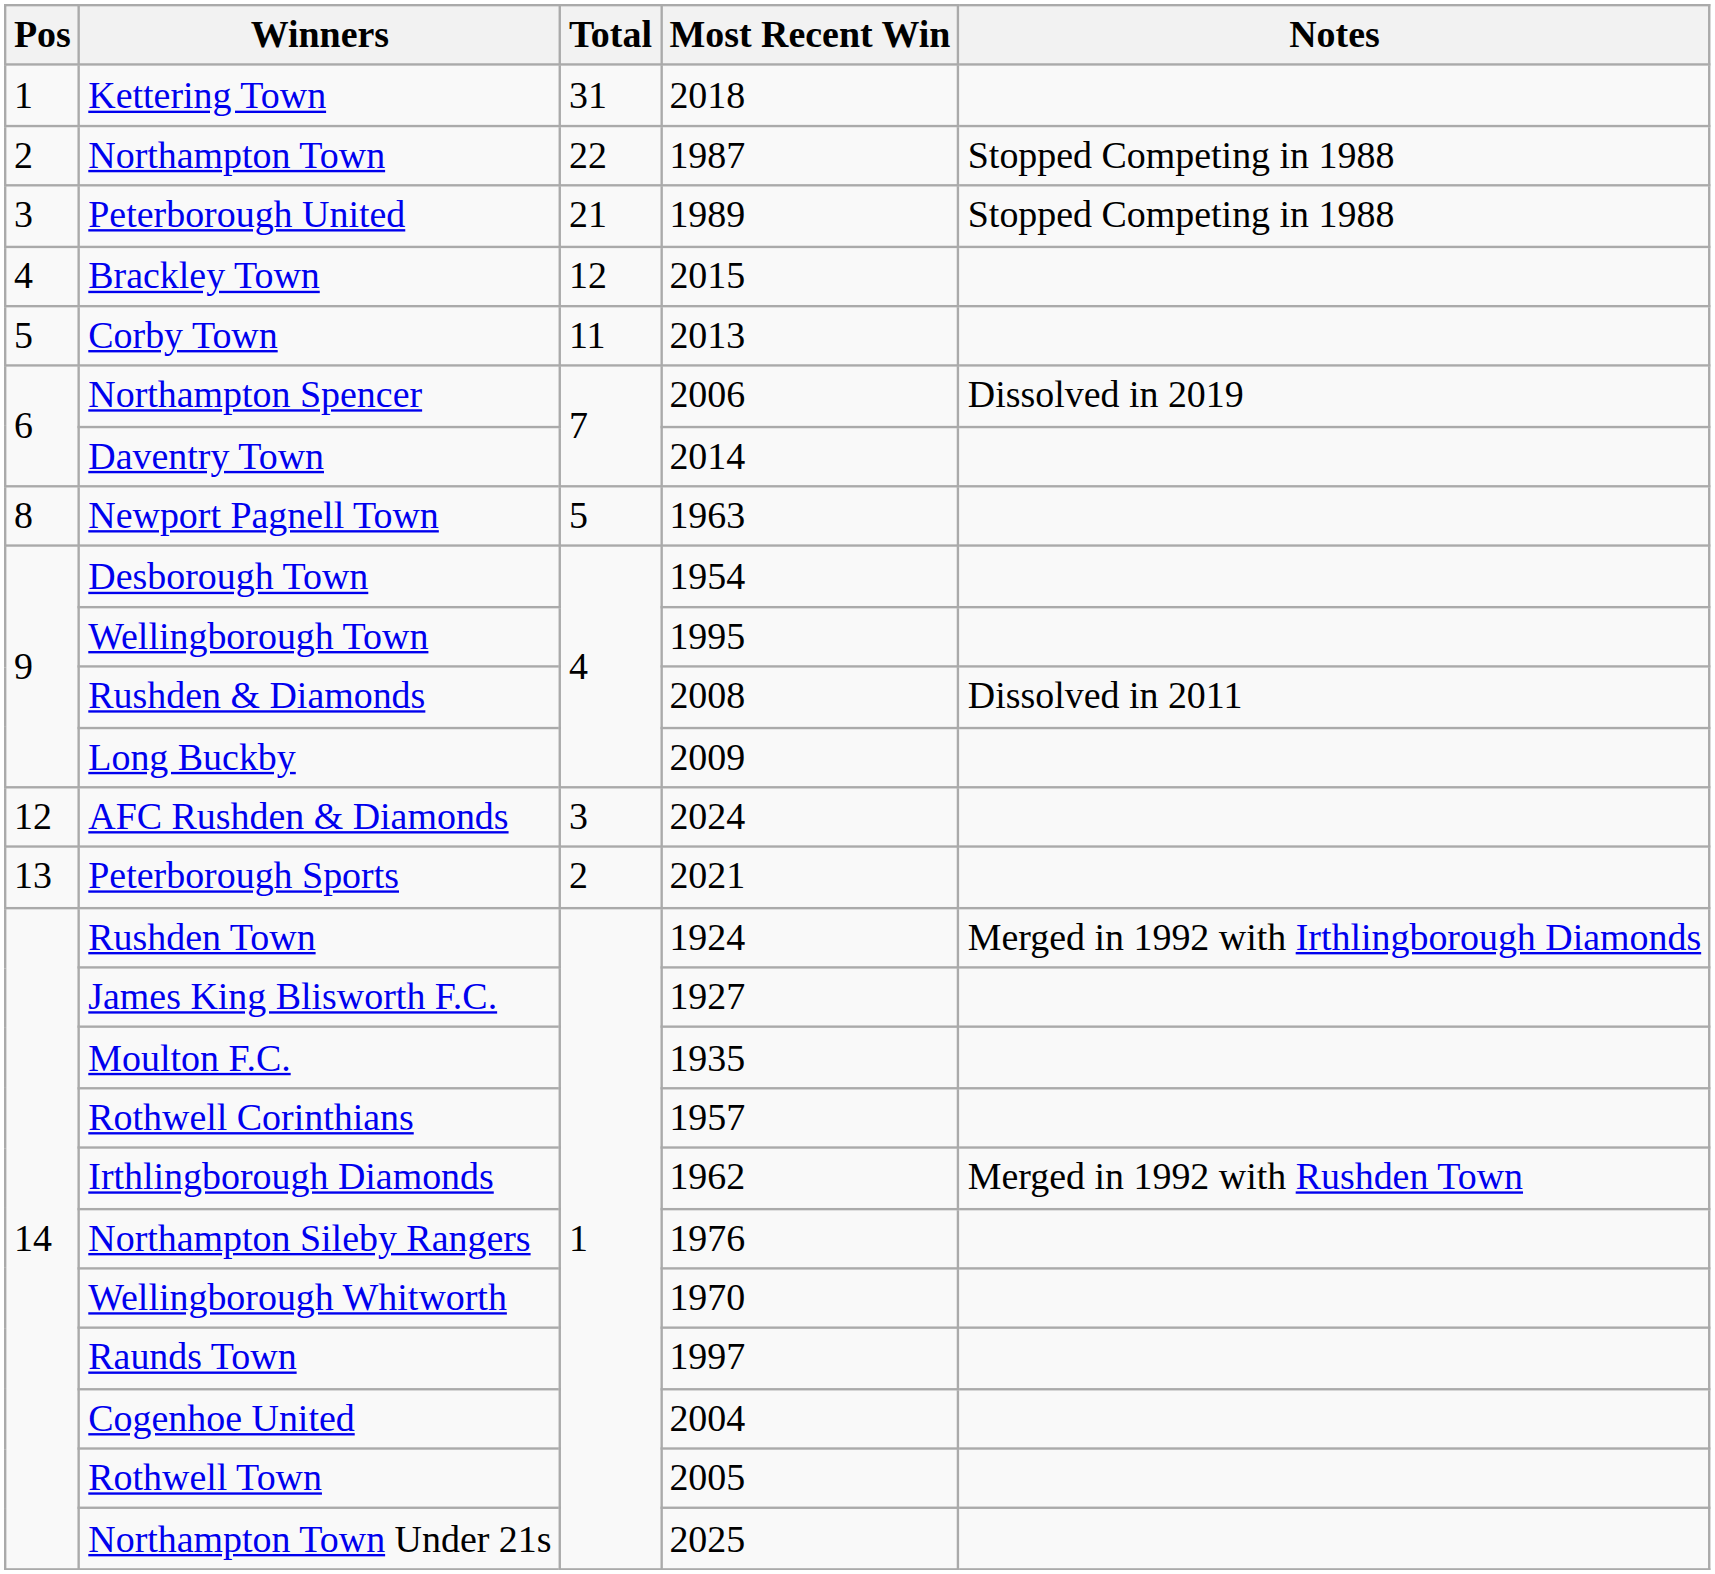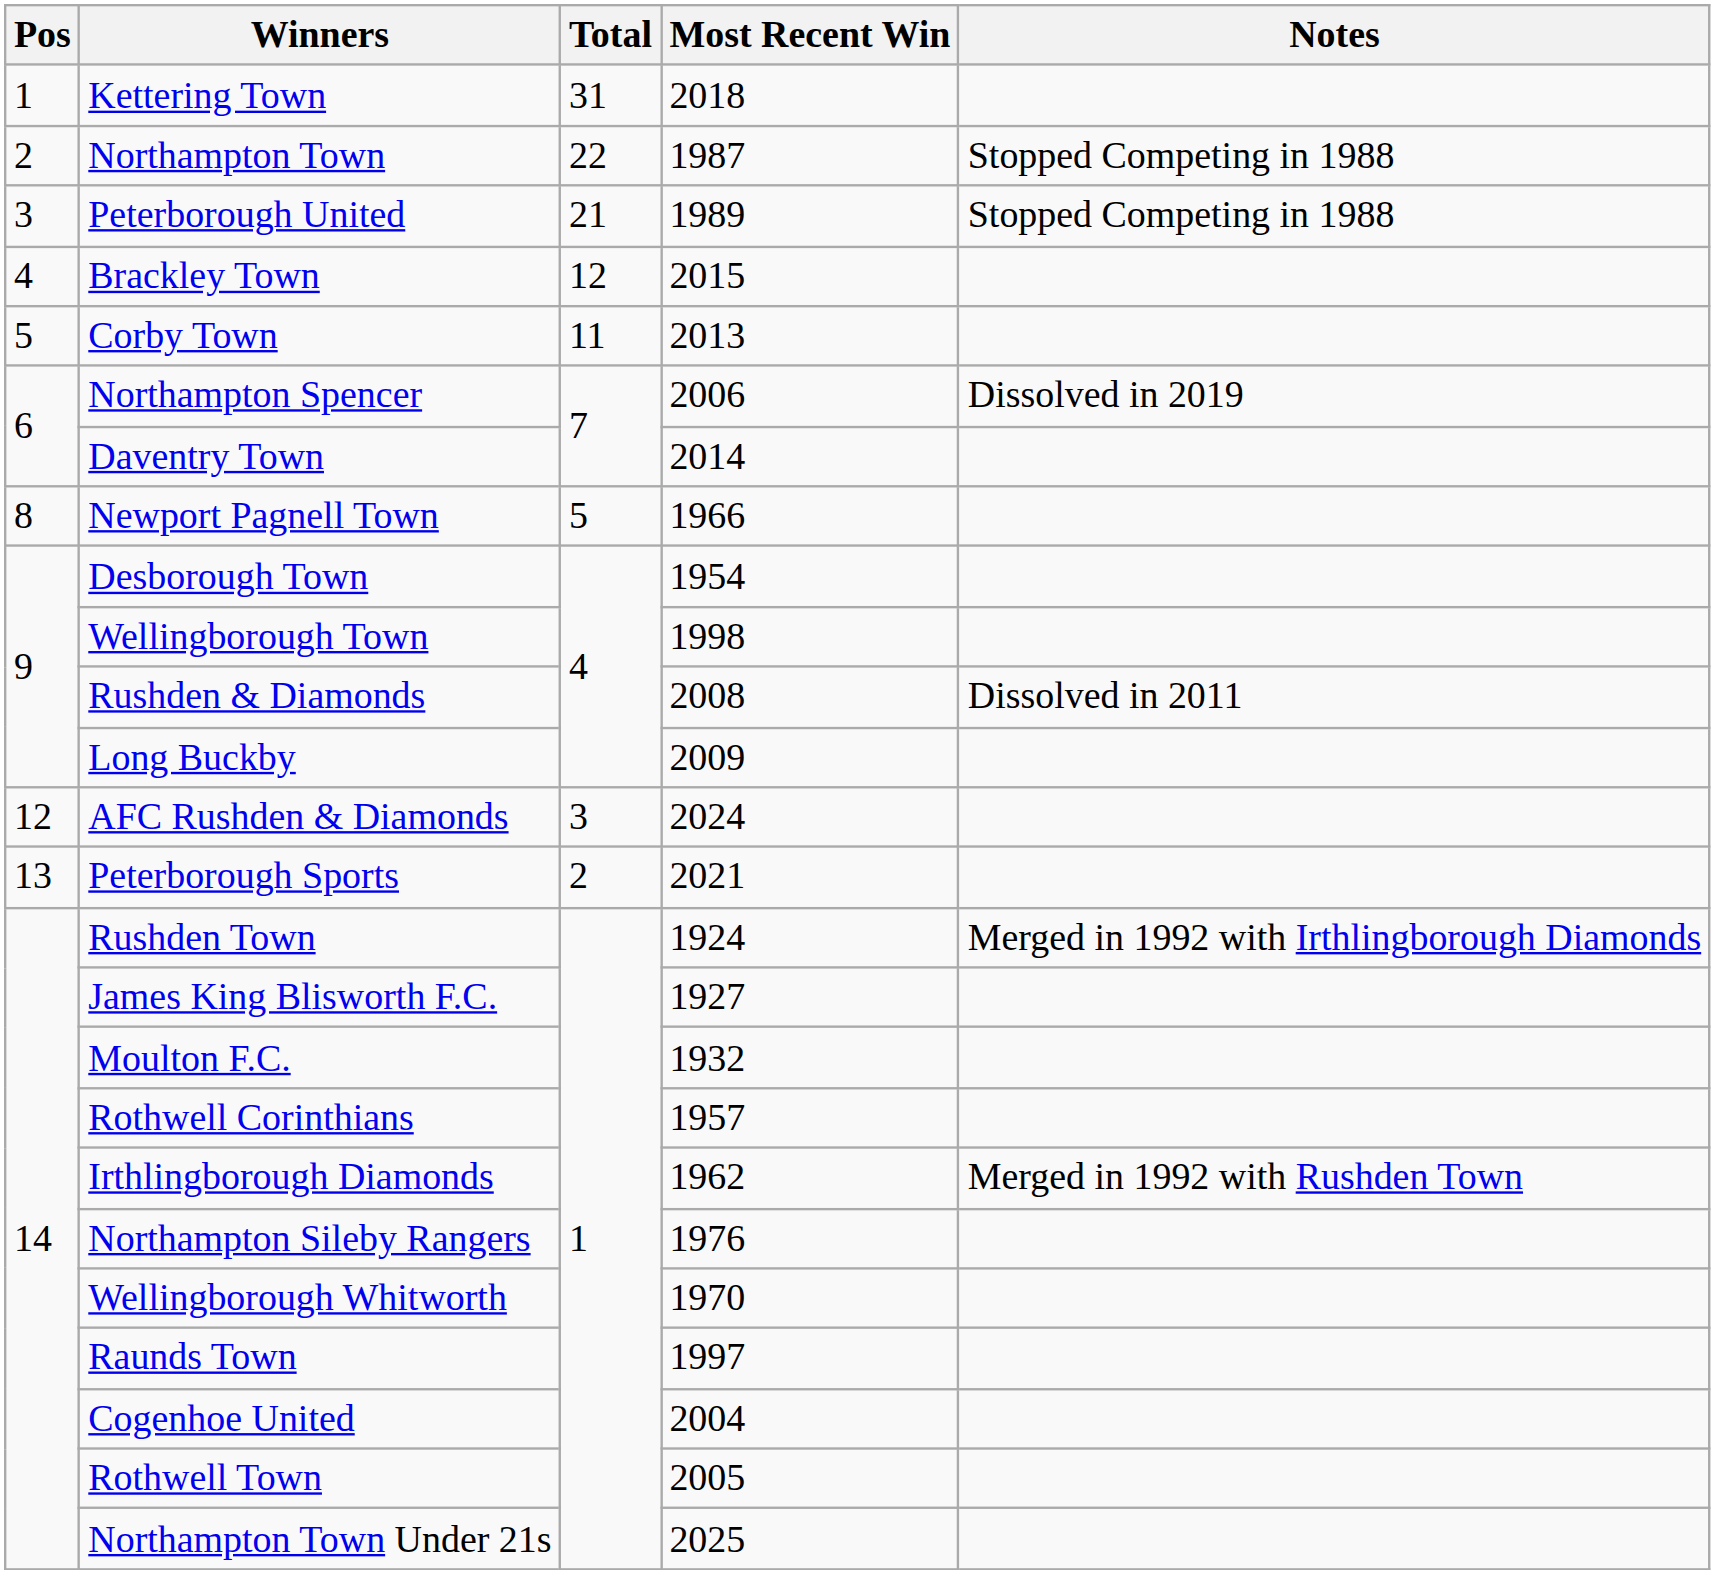(707, 515) 1963 -> (707, 515) 1966
(707, 635) 1995 -> (707, 635) 1998
(707, 1056) 1935 -> (707, 1056) 1932
